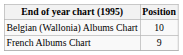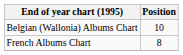(159, 43) 9 -> (159, 43) 8
